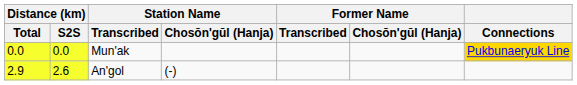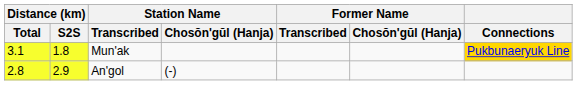(16, 52) 0.0 -> (16, 52) 3.1
(61, 52) 0.0 -> (61, 52) 1.8
(16, 71) 2.9 -> (16, 71) 2.8
(61, 71) 2.6 -> (61, 71) 2.9
